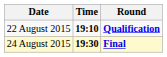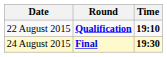columns swapped: (87, 12) <-> (132, 12)
